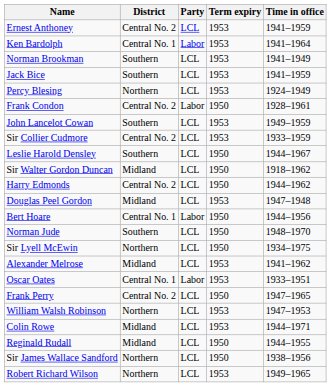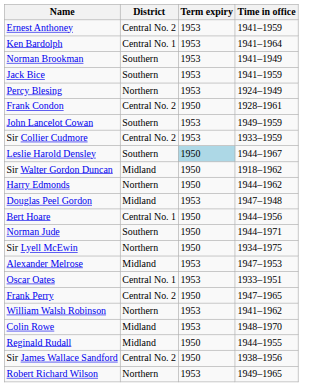- column: (192, 12)
(219, 153) no background -> (191, 153) lightblue background
(149, 185) Central No. 2 -> (140, 185) Northern
(288, 232) 1948–1970 -> (260, 232) 1944–1971
(288, 264) 1941–1962 -> (260, 264) 1947–1953
(288, 311) 1947–1953 -> (260, 311) 1941–1962
(288, 327) 1944–1971 -> (260, 327) 1948–1970
(140, 358) Northern -> (149, 358) Central No. 2
